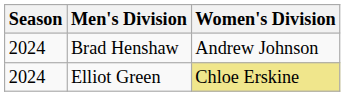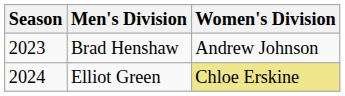(27, 47) 2024 -> (27, 47) 2023
